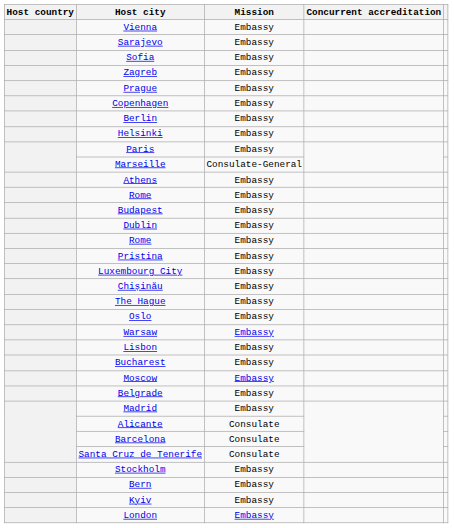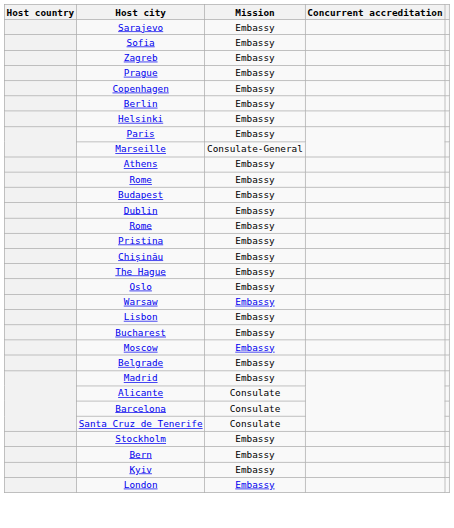- row: (140, 27)
- row: (140, 271)
